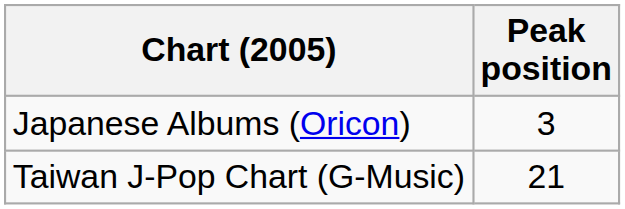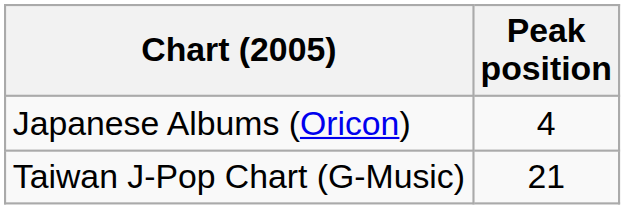(546, 122) 3 -> (546, 122) 4
